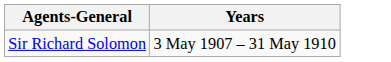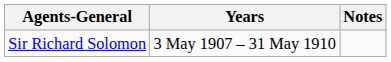+ column: (363, 17)
